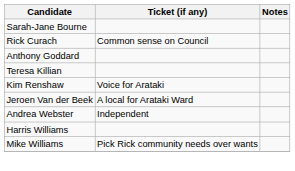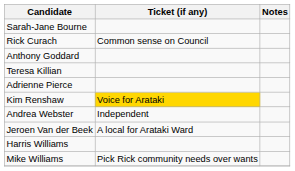+ row: (39, 85)
(131, 85) no background -> (131, 100) gold background
rows swapped: (50, 100) <-> (40, 115)
